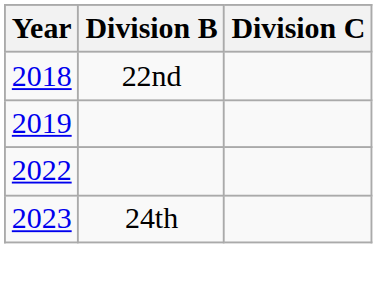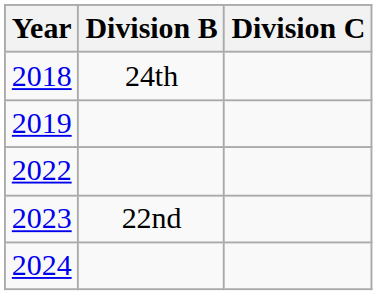(152, 75) 22nd -> (152, 75) 24th
(152, 218) 24th -> (152, 218) 22nd
+ row: (42, 265)
